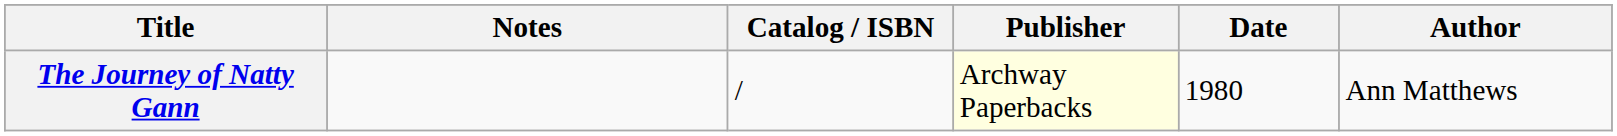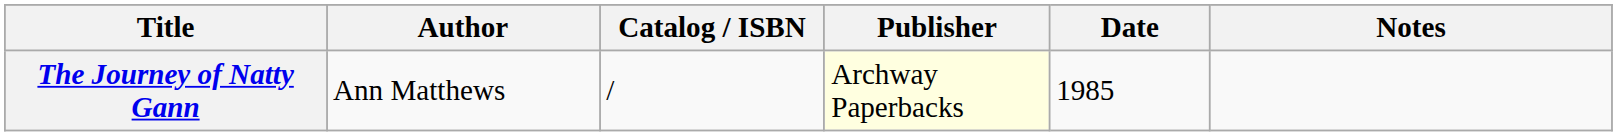columns swapped: (1475, 27) <-> (527, 27)
(1214, 90) 1980 -> (1085, 90) 1985
